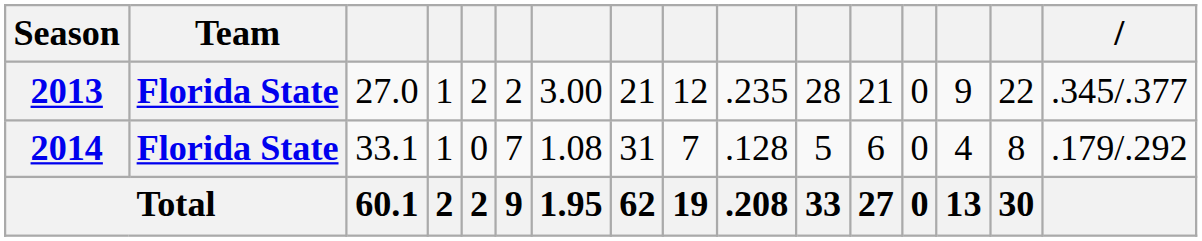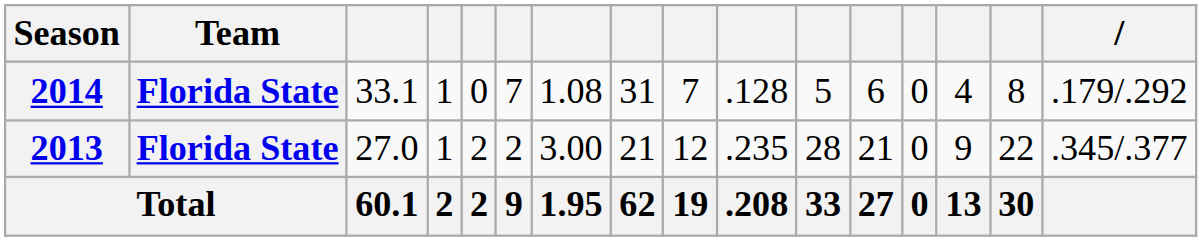rows swapped: (67, 90) <-> (67, 147)
